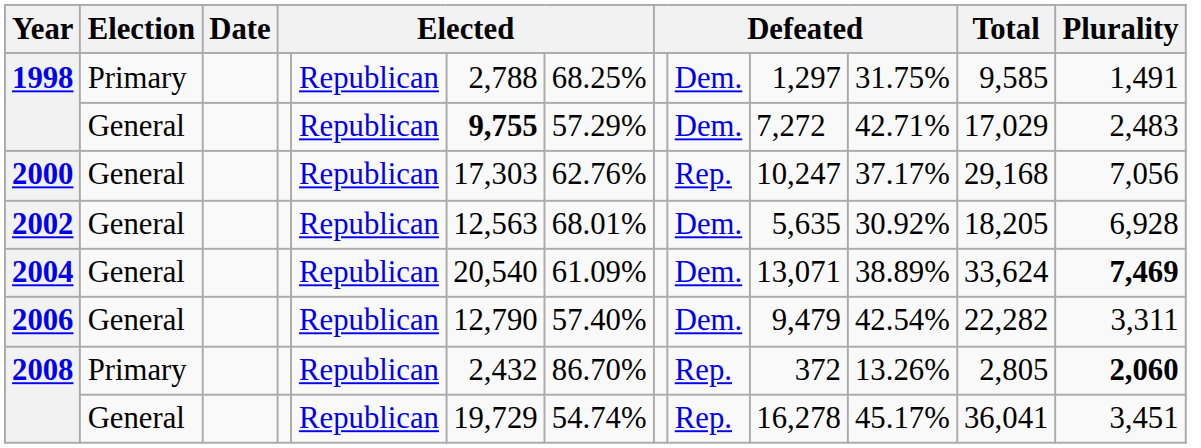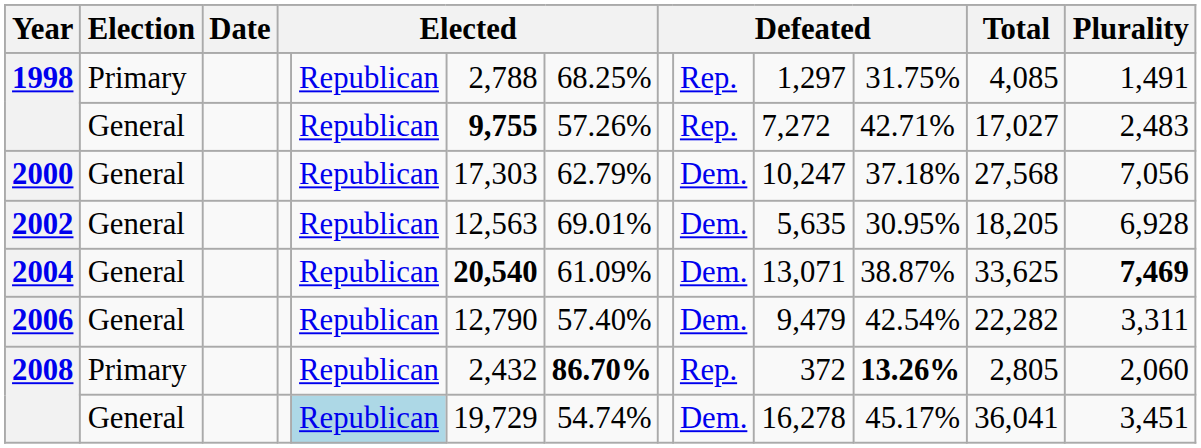(709, 77) Dem. -> (709, 77) Rep.
(1014, 77) 9,585 -> (1024, 77) 4,085
(599, 126) 57.29% -> (604, 126) 57.26%
(709, 126) Dem. -> (709, 126) Rep.
(1006, 126) 17,029 -> (1016, 126) 17,027
(599, 175) 62.76% -> (604, 175) 62.79%
(703, 175) Rep. -> (714, 175) Dem.
(902, 175) 37.17% -> (913, 175) 37.18%
(1006, 175) 29,168 -> (1016, 175) 27,568
(599, 223) 68.01% -> (604, 223) 69.01%
(902, 223) 30.92% -> (913, 223) 30.95%
(495, 272) normal -> (495, 272) bold
(902, 272) 38.89% -> (907, 272) 38.87%
(1006, 272) 33,624 -> (1016, 272) 33,625
(599, 369) normal -> (602, 369) bold
(902, 369) normal -> (910, 369) bold
(1144, 369) bold -> (1154, 369) normal
(369, 418) no background -> (369, 418) lightblue background
(703, 418) Rep. -> (714, 418) Dem.
